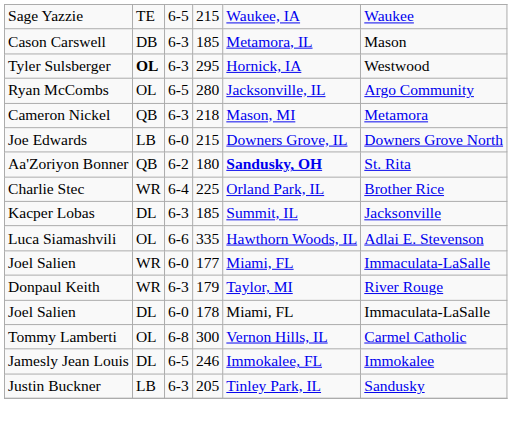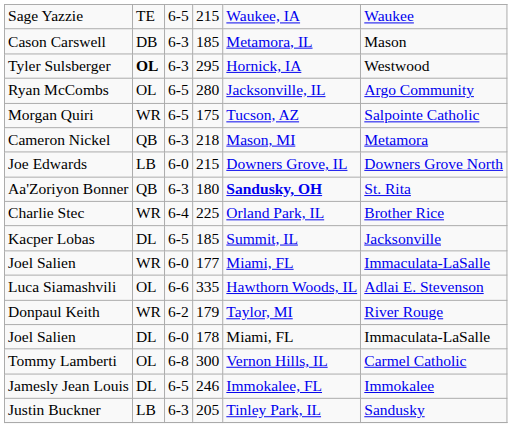+ row: (51, 115)
(178, 164) 6-2 -> (178, 189) 6-3
(178, 213) 6-3 -> (178, 238) 6-5
rows swapped: (42, 262) <-> (62, 238)
(178, 287) 6-3 -> (178, 312) 6-2
